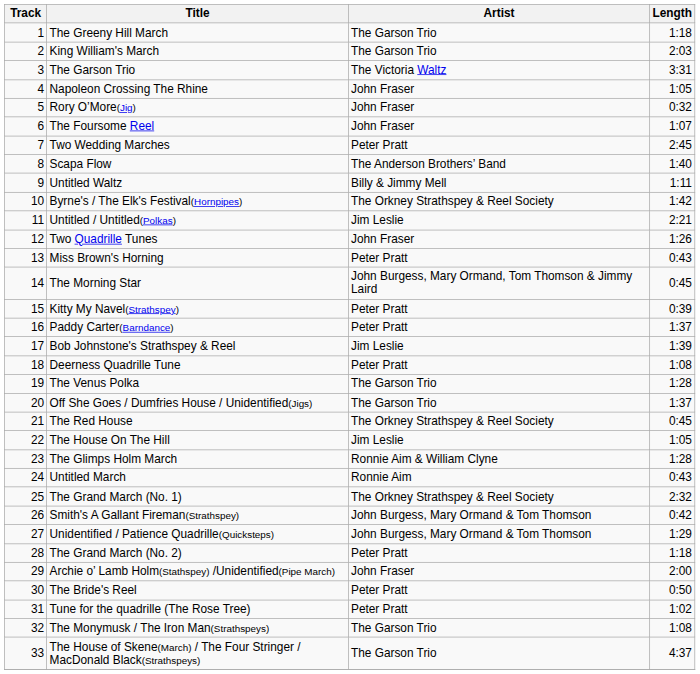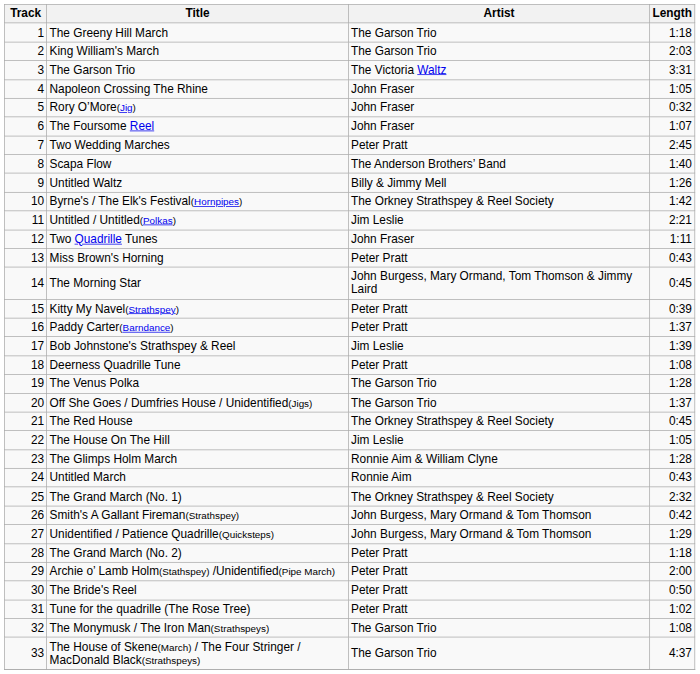(681, 182) 1:11 -> (680, 182) 1:26
(680, 239) 1:26 -> (681, 239) 1:11
(383, 571) John Fraser -> (379, 571) Peter Pratt
